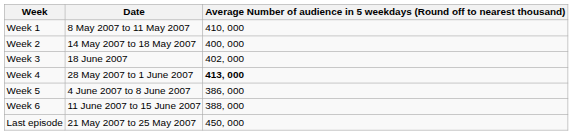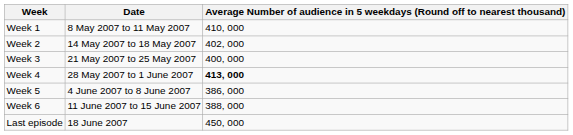(225, 43) 400, 000 -> (225, 43) 402, 000
(97, 59) 18 June 2007 -> (132, 59) 21 May 2007 to 25 May 2007
(225, 59) 402, 000 -> (225, 59) 400, 000
(132, 122) 21 May 2007 to 25 May 2007 -> (97, 122) 18 June 2007
